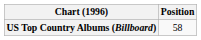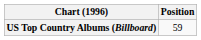(178, 27) 58 -> (178, 27) 59
